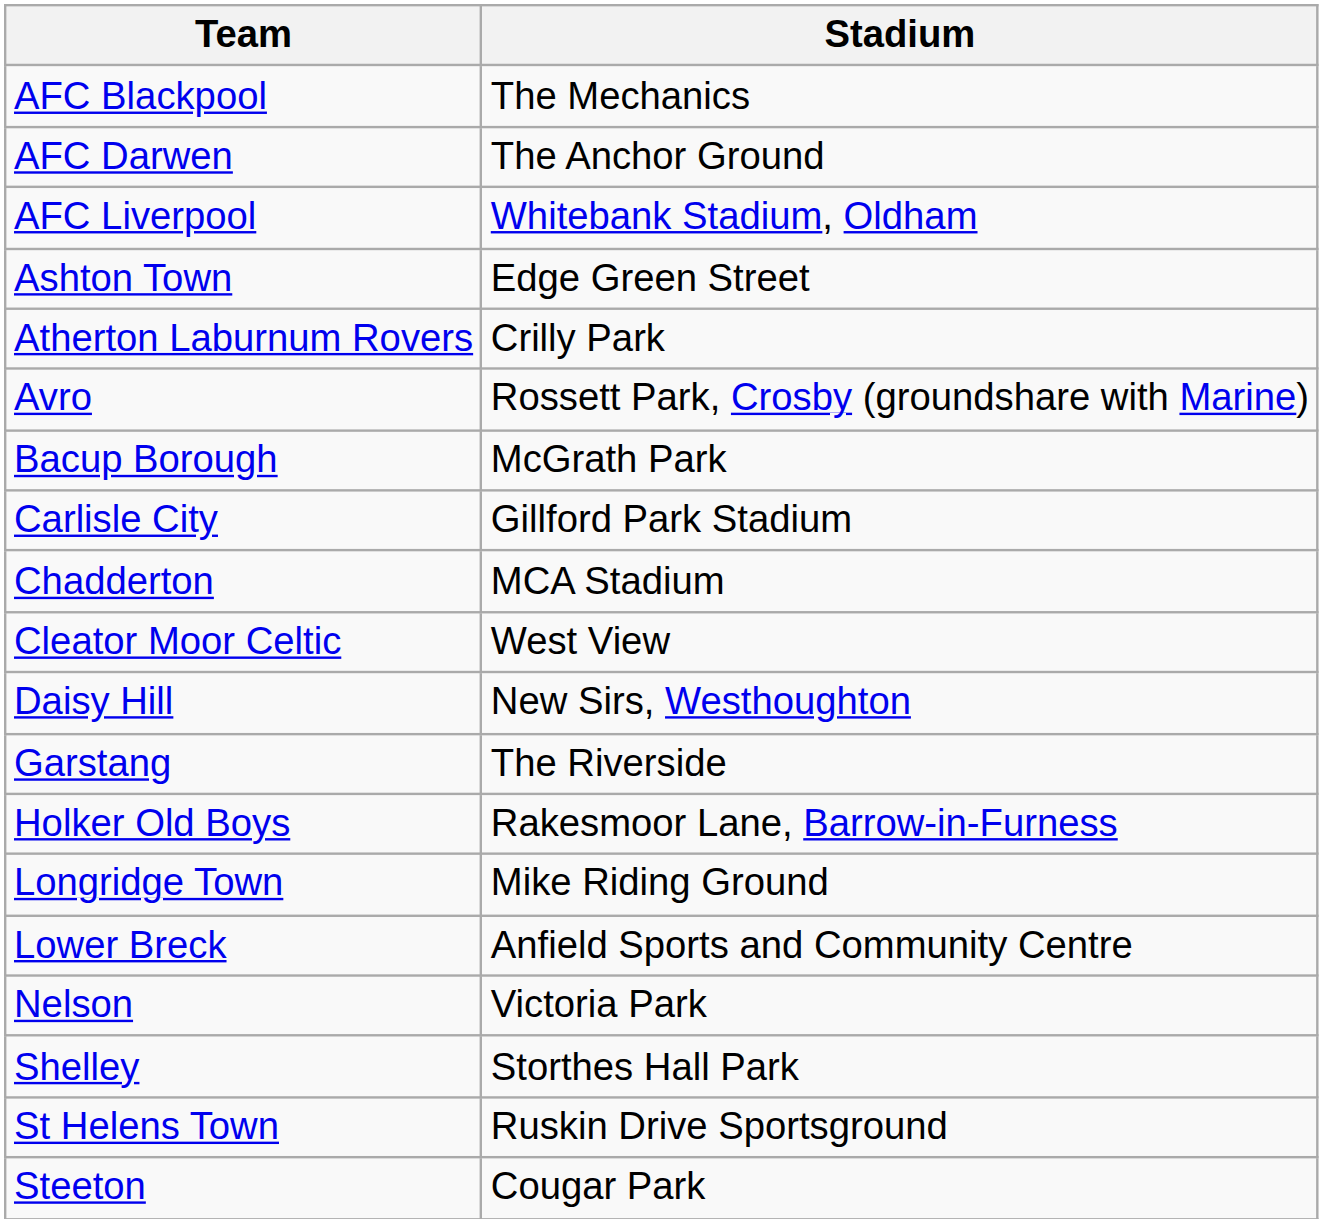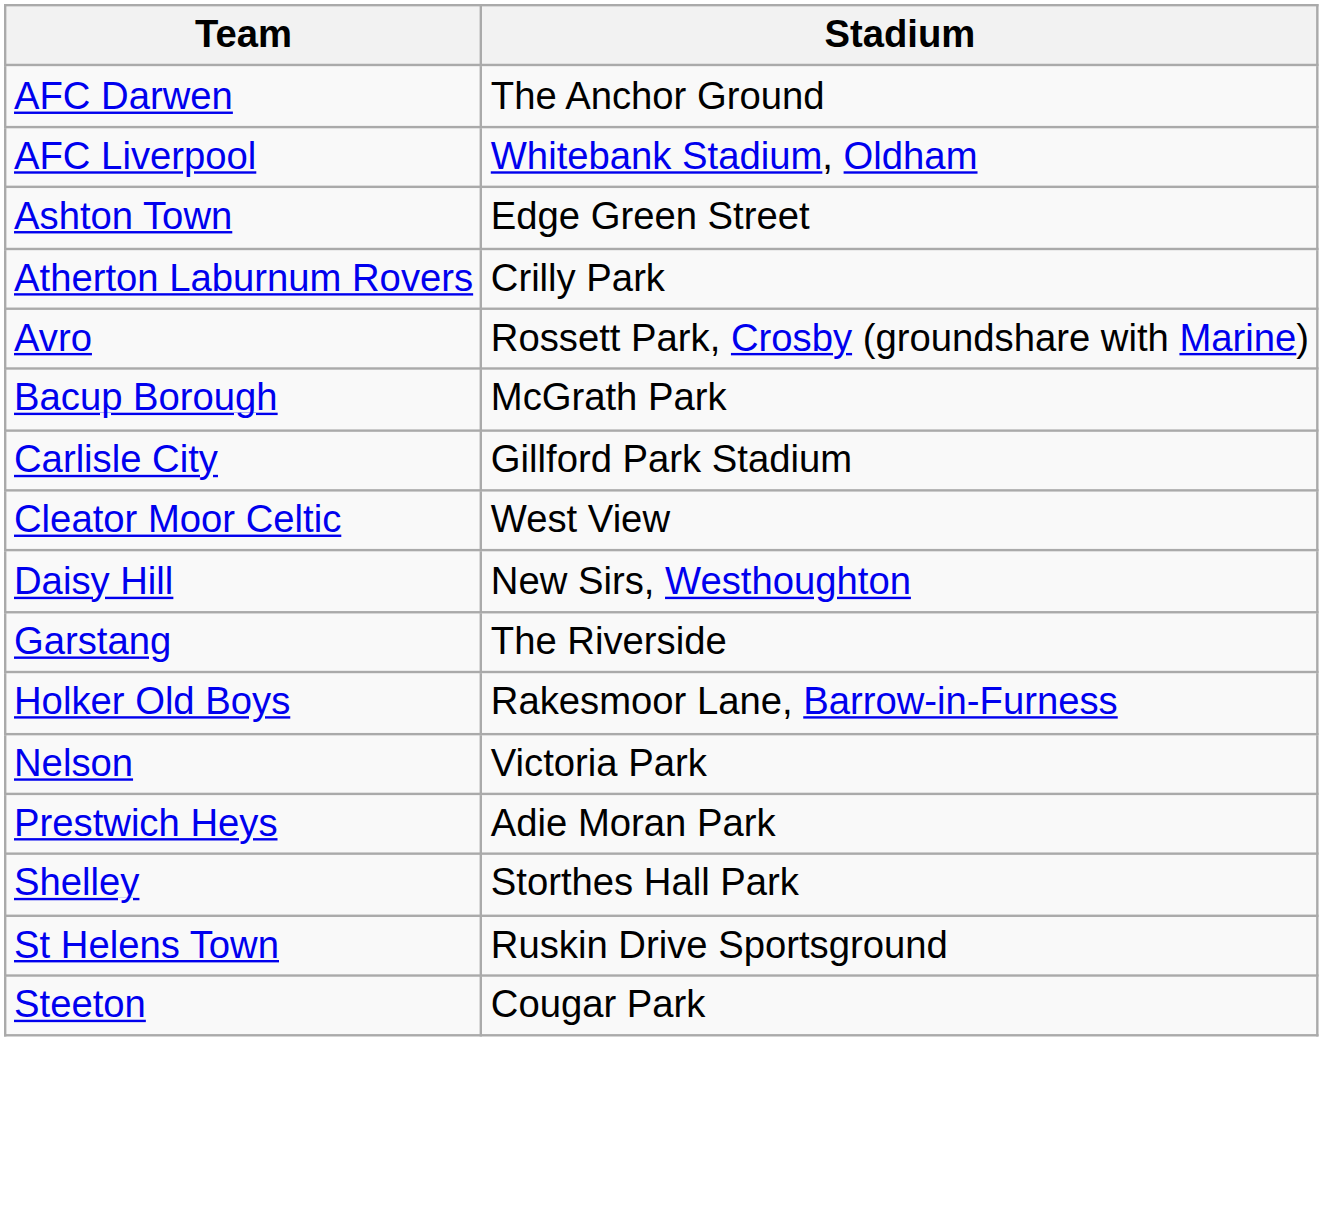- row: (140, 95)
- row: (114, 580)
- row: (149, 883)
- row: (120, 944)
+ row: (146, 823)
